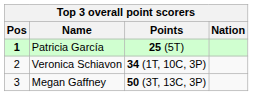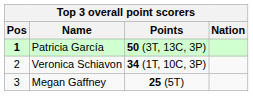(167, 47) 25 (5T) -> (167, 47) 50 (3T, 13C, 3P)
(167, 82) 50 (3T, 13C, 3P) -> (167, 82) 25 (5T)
